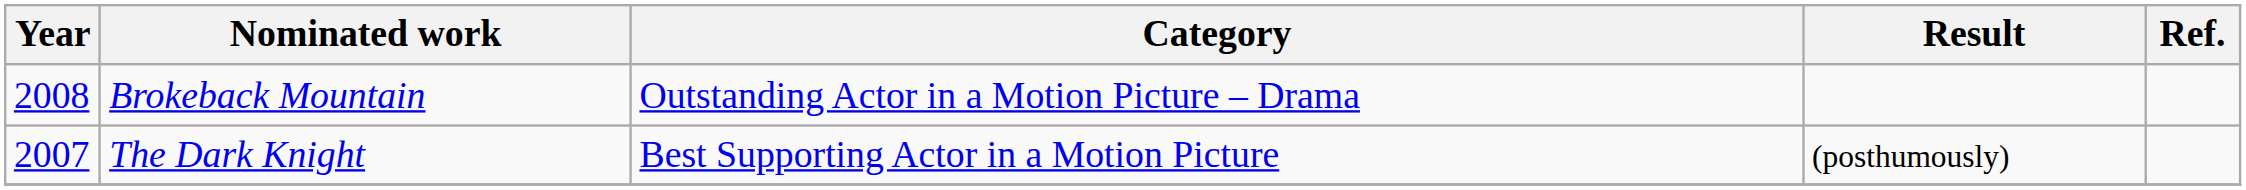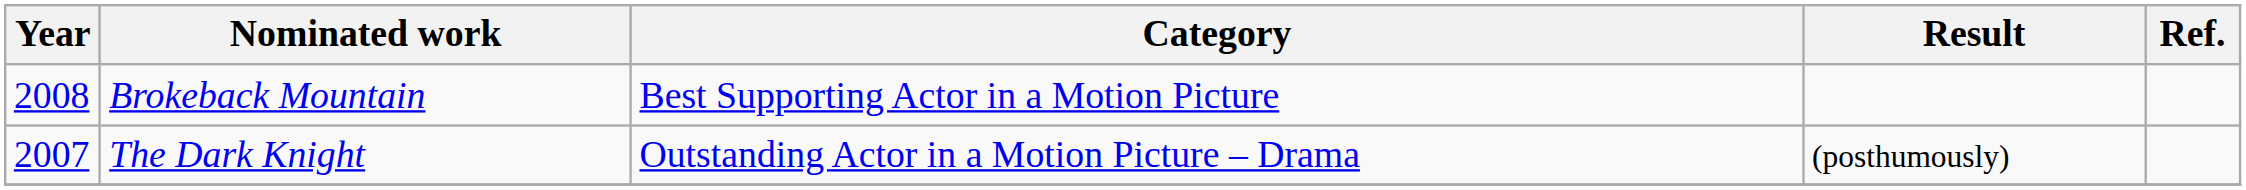(1000, 94) Outstanding Actor in a Motion Picture – Drama -> (959, 94) Best Supporting Actor in a Motion Picture
(959, 154) Best Supporting Actor in a Motion Picture -> (1000, 154) Outstanding Actor in a Motion Picture – Drama
